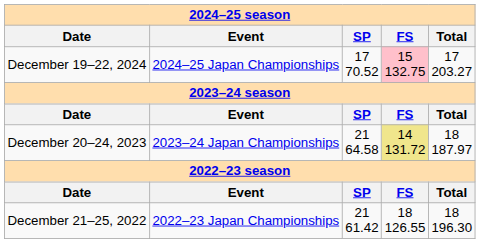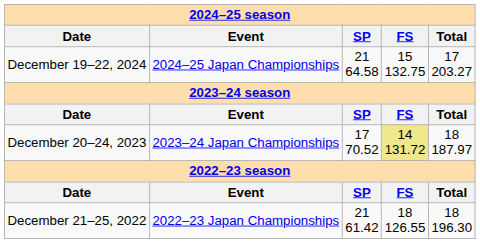(362, 64) 17 70.52 -> (362, 64) 21 64.58
(405, 64) pink background -> (405, 64) no background
(362, 142) 21 64.58 -> (362, 142) 17 70.52
